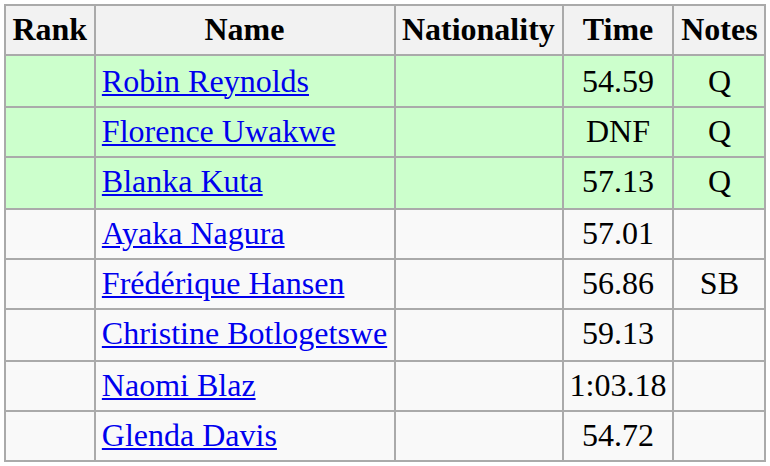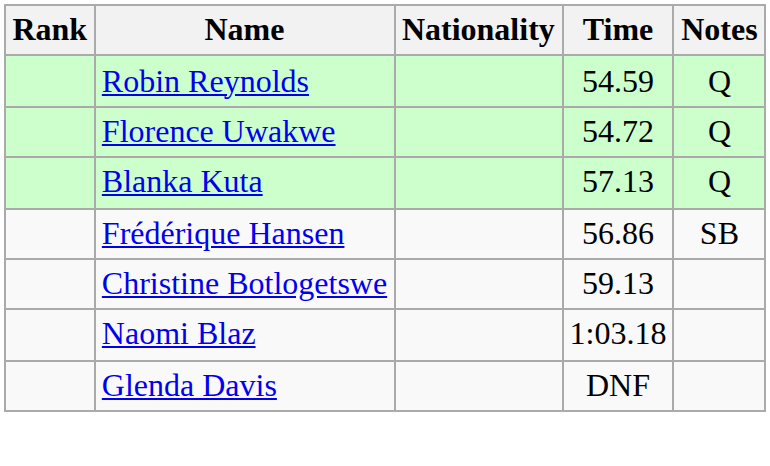(618, 131) DNF -> (618, 131) 54.72
- row: (193, 232)
(618, 435) 54.72 -> (618, 385) DNF
